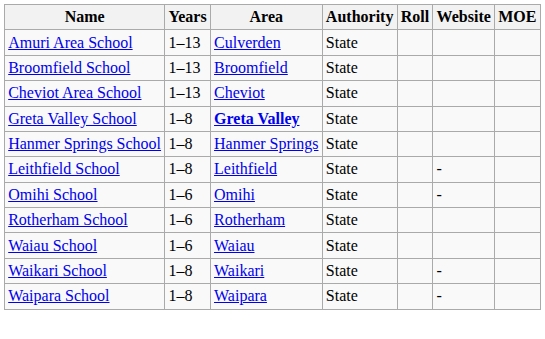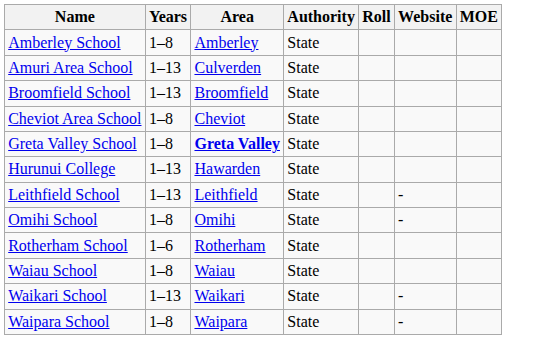+ row: (64, 42)
(184, 93) 1–13 -> (161, 118) 1–8
- row: (85, 144)
+ row: (62, 169)
(180, 169) 1–8 -> (165, 194) 1–13
(180, 194) 1–6 -> (161, 220) 1–8
(180, 245) 1–6 -> (161, 270) 1–8
(180, 270) 1–8 -> (165, 296) 1–13
